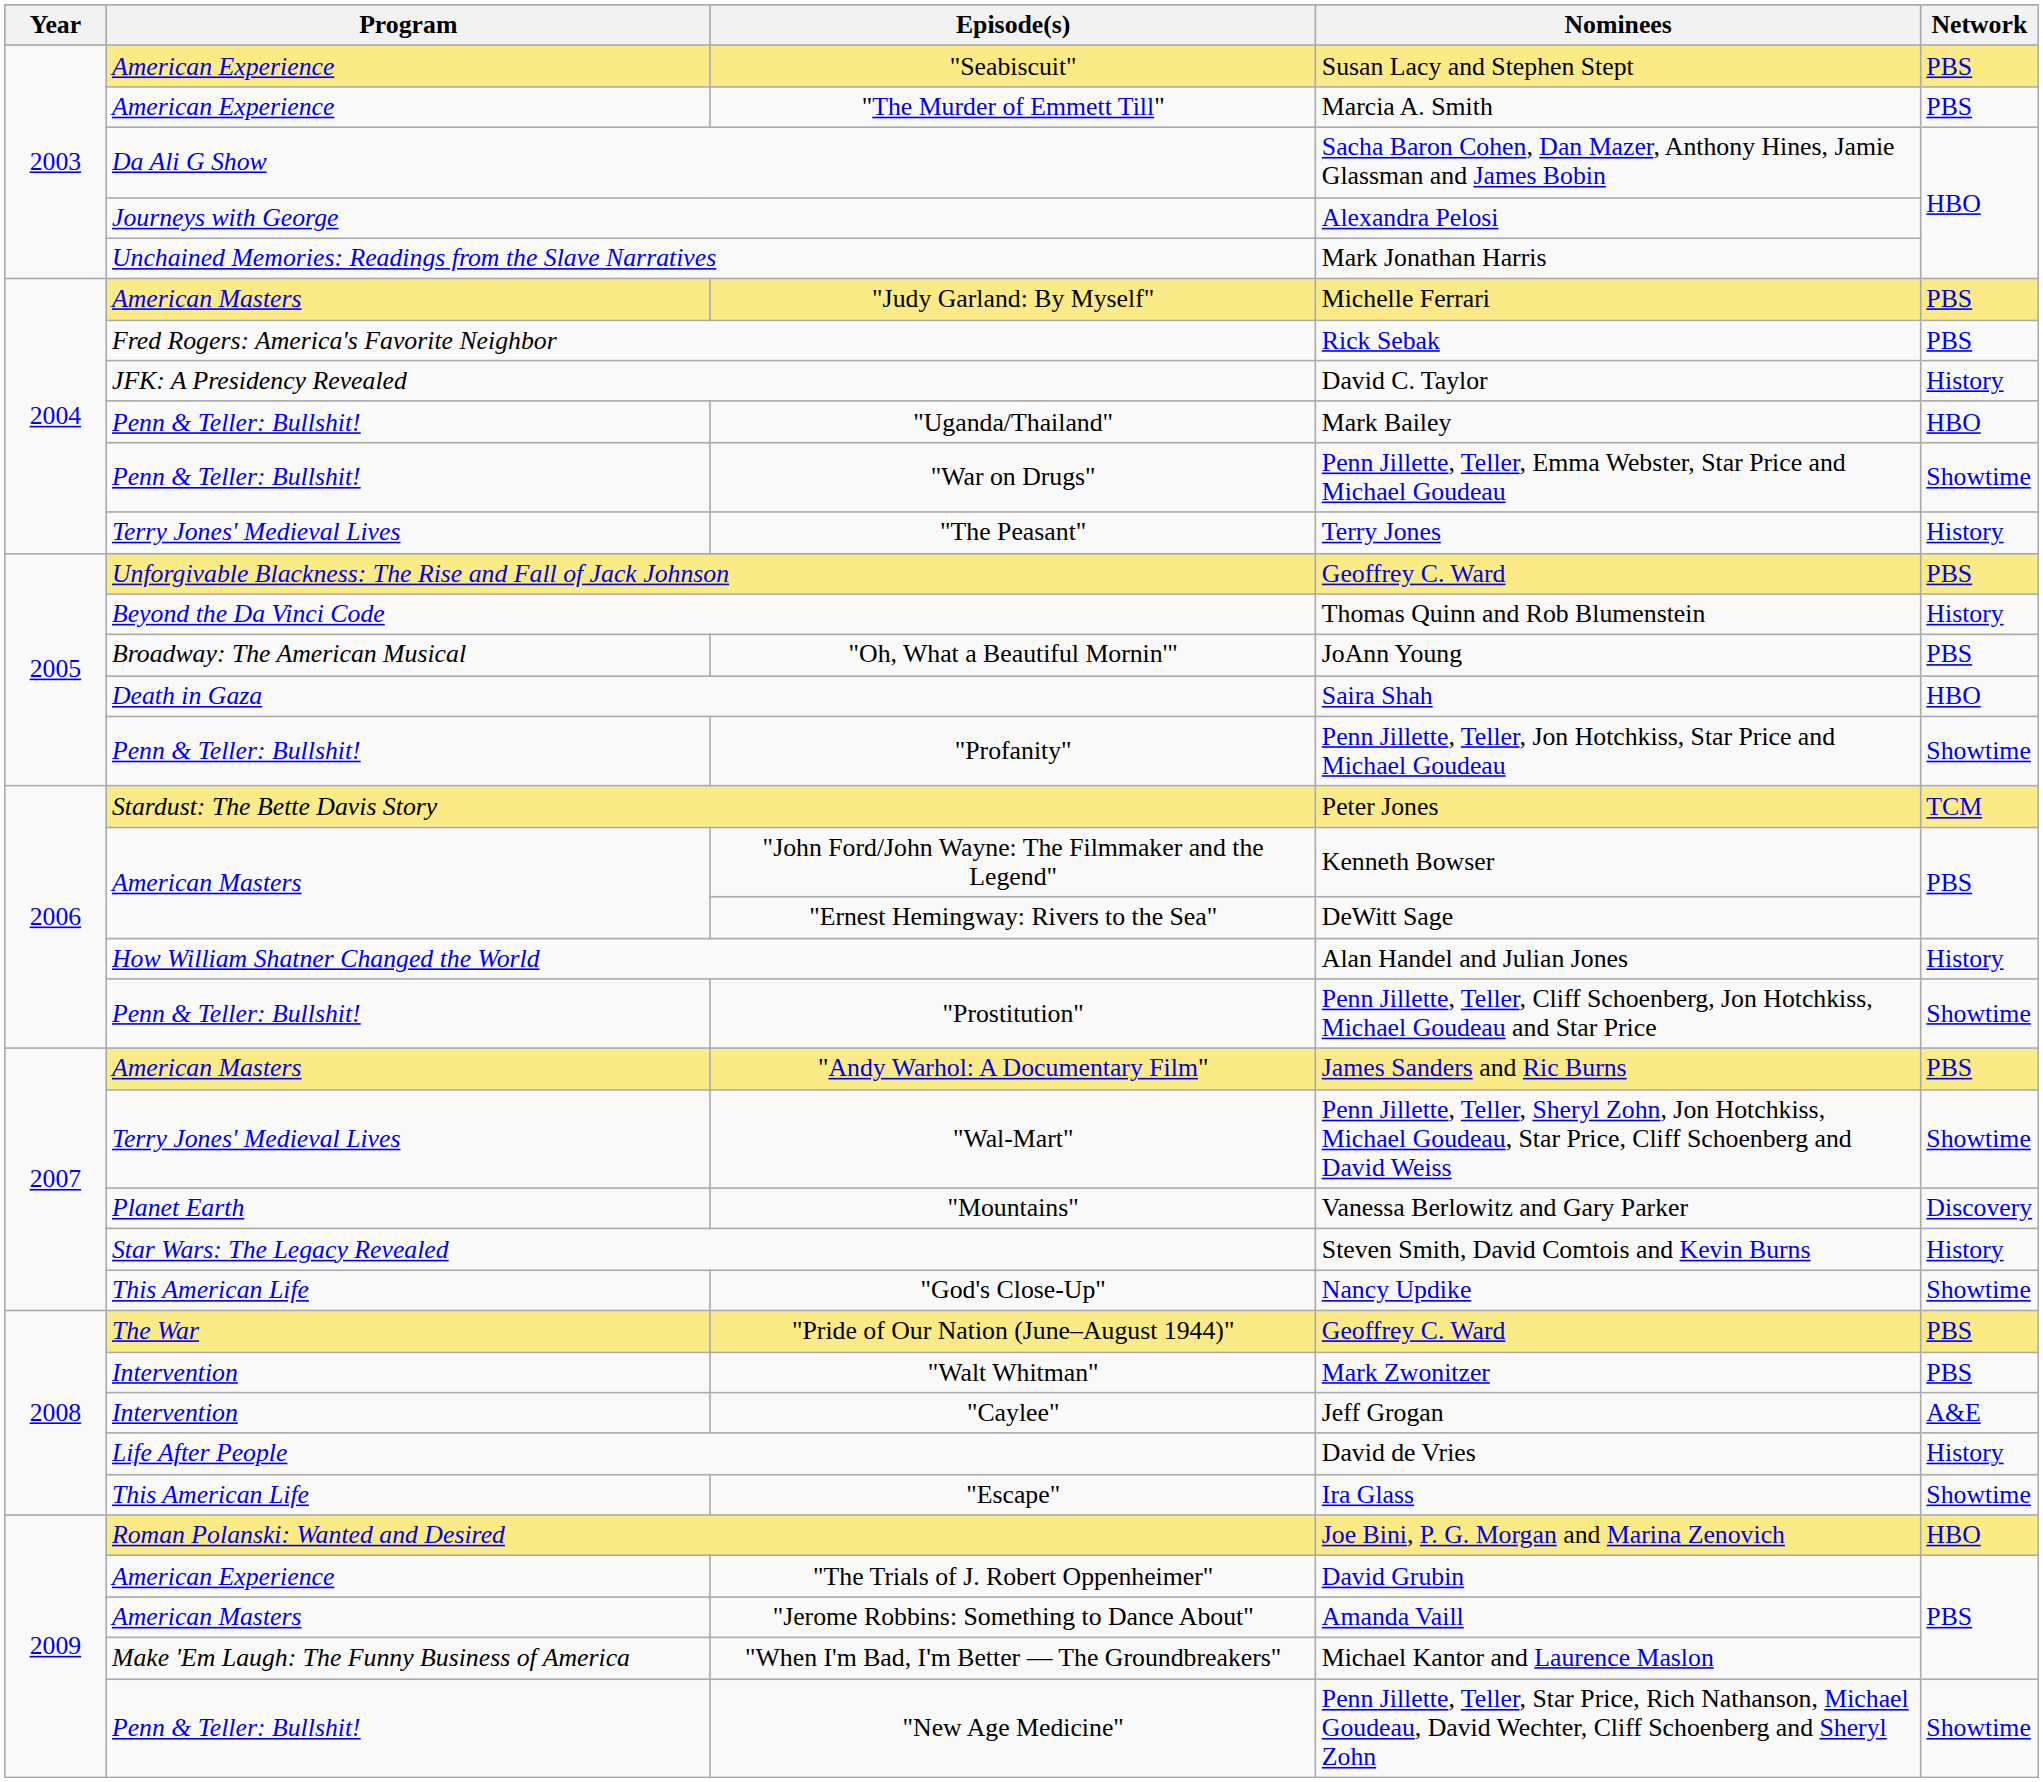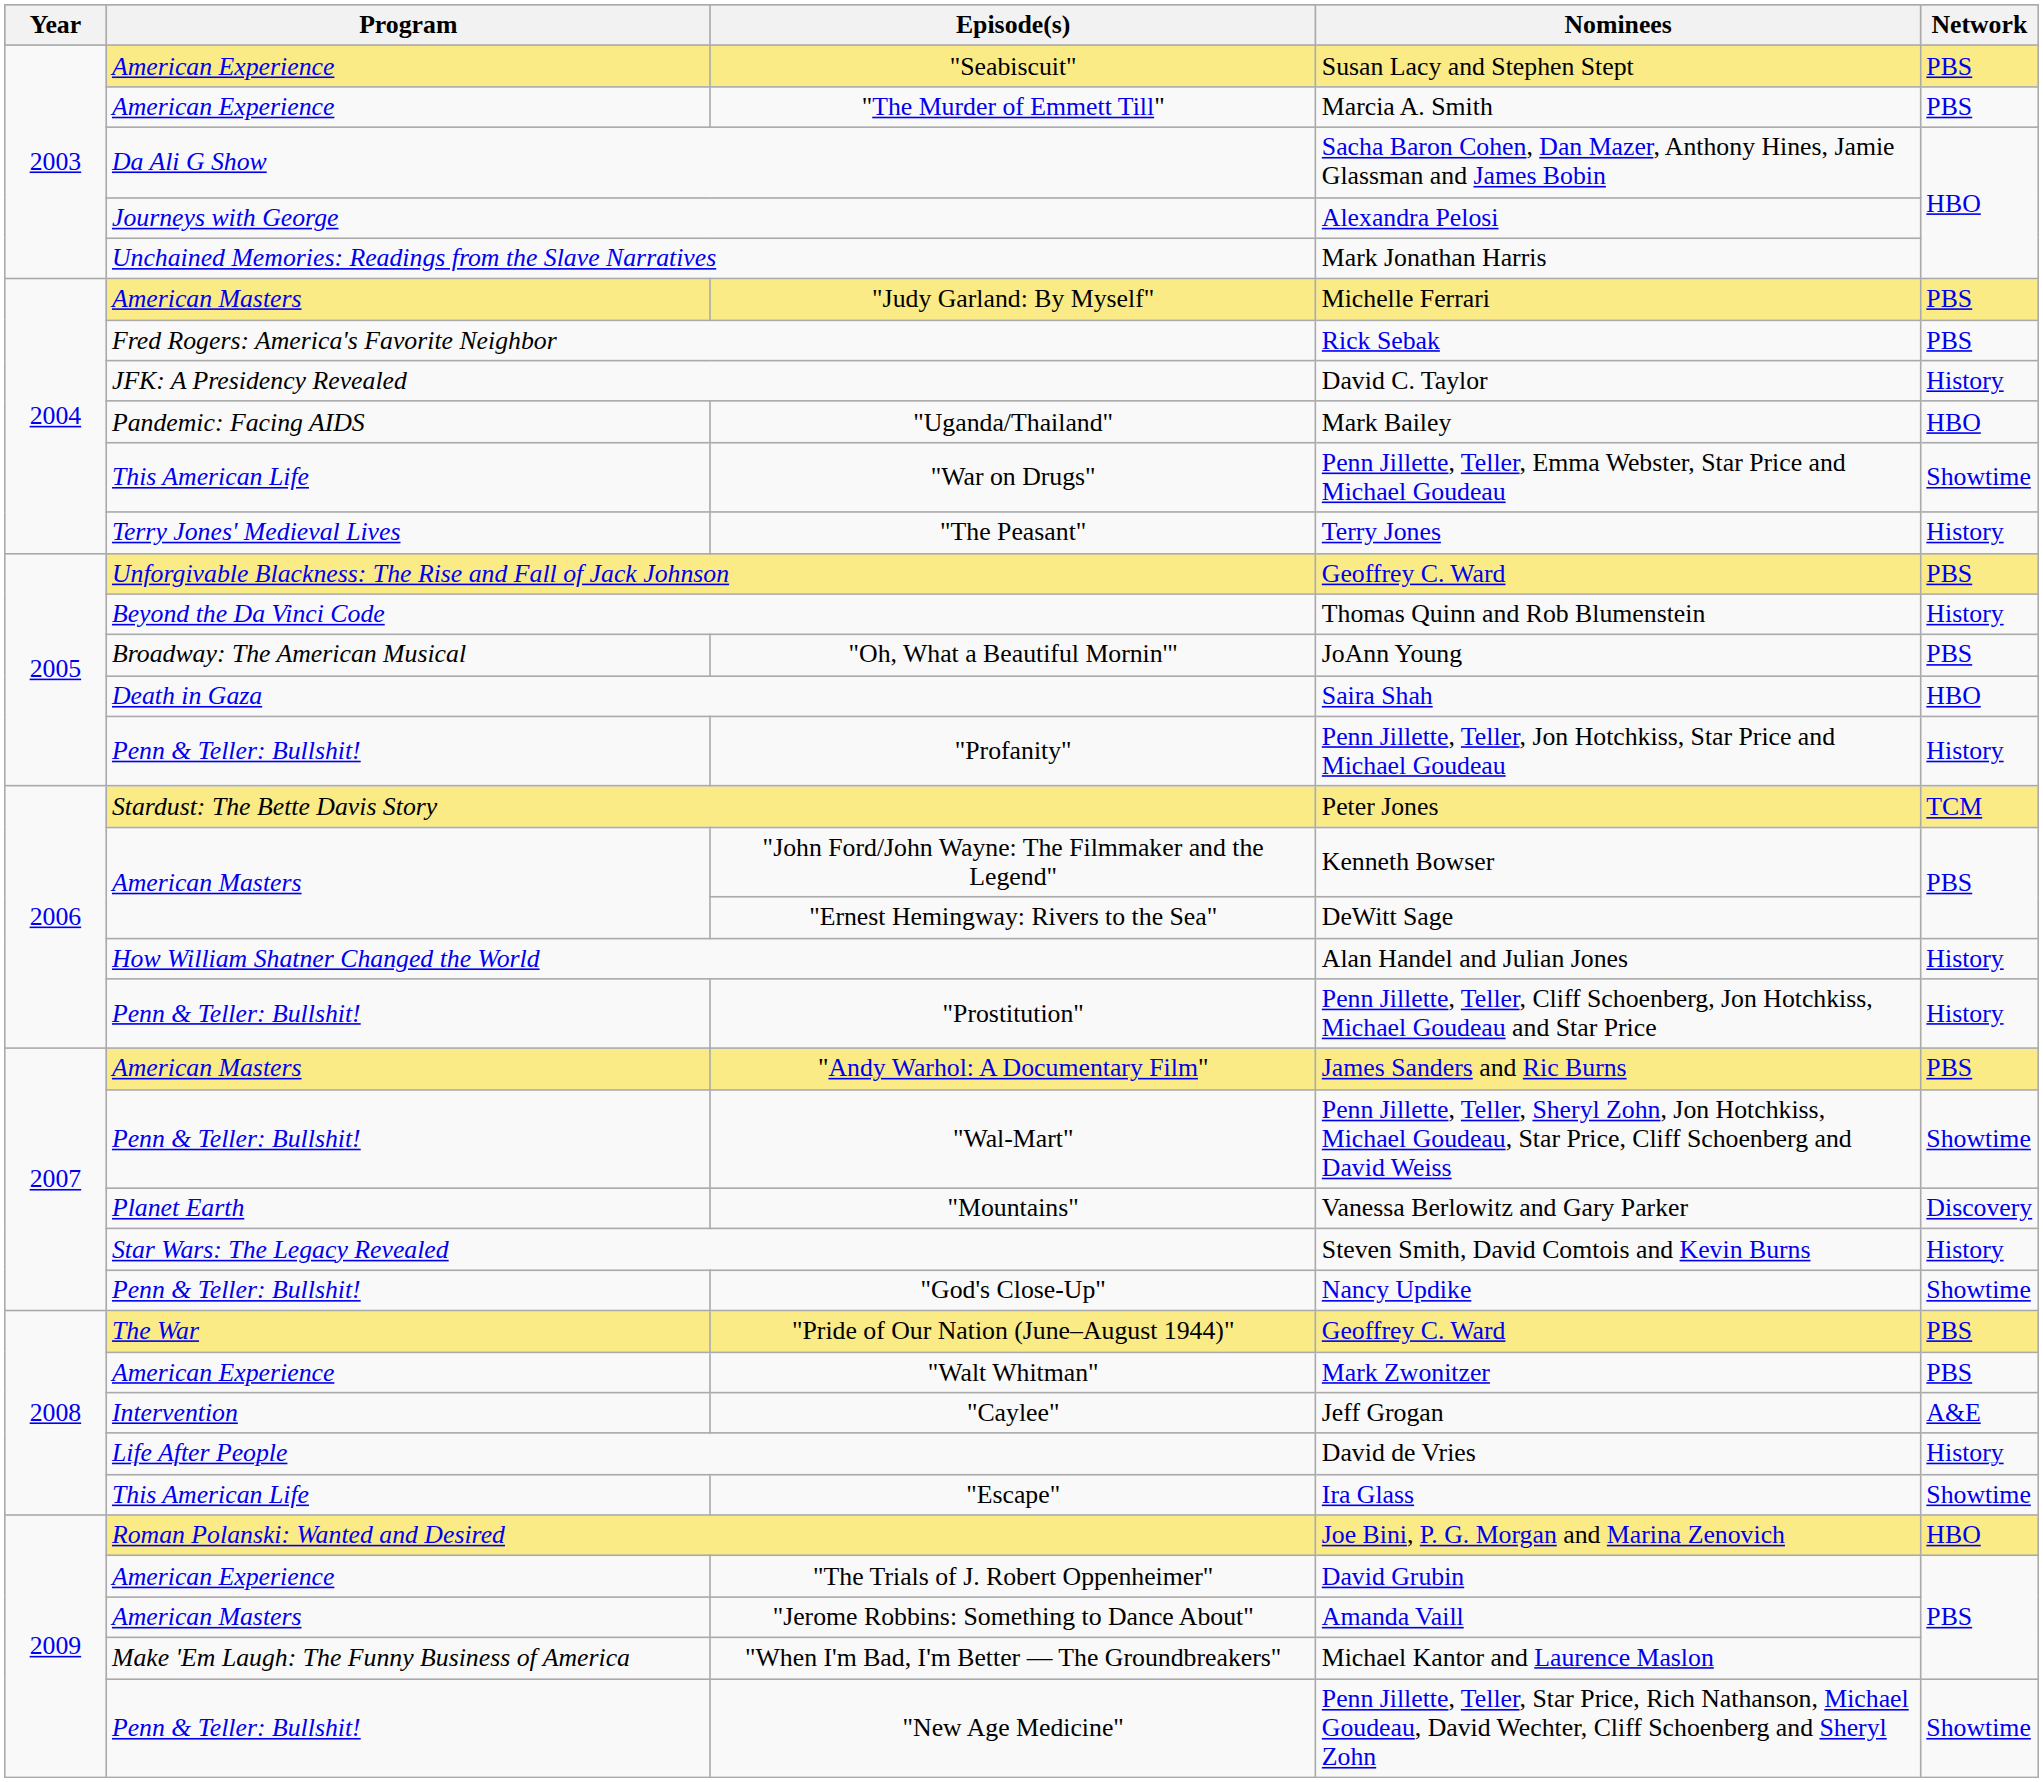(236, 421) Penn & Teller: Bullshit! -> (238, 421) Pandemic: Facing AIDS
(236, 476) Penn & Teller: Bullshit! -> (210, 476) This American Life
(1979, 751) Showtime -> (1965, 751) History
(1979, 1013) Showtime -> (1965, 1013) History
(256, 1138) Terry Jones' Medieval Lives -> (236, 1138) Penn & Teller: Bullshit!
(210, 1289) This American Life -> (236, 1289) Penn & Teller: Bullshit!
(175, 1371) Intervention -> (223, 1371) American Experience
